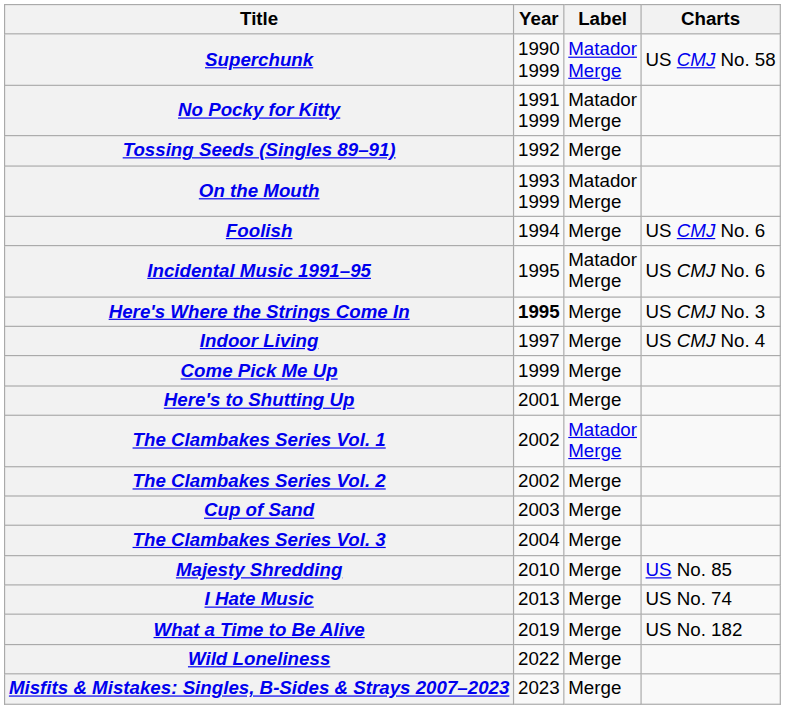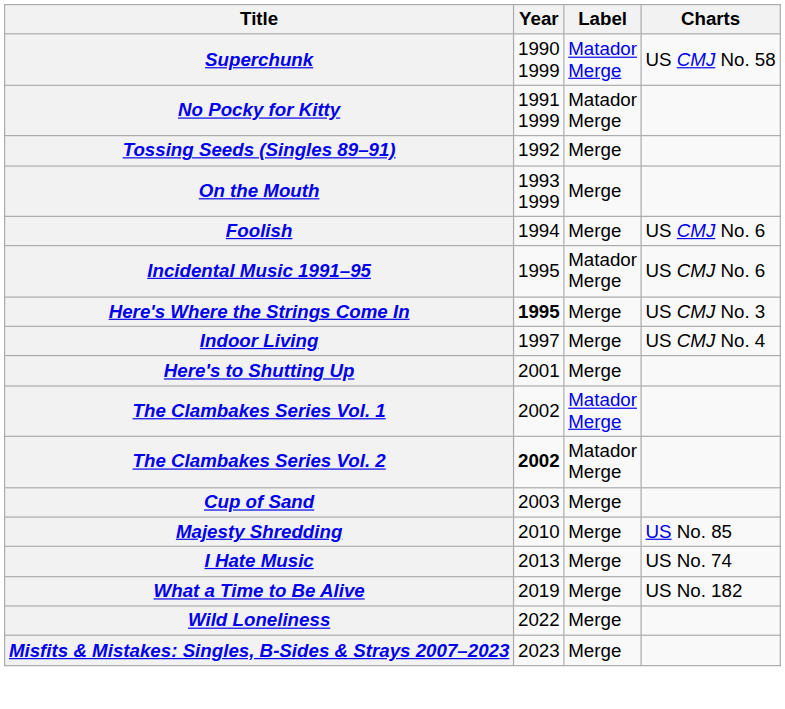(603, 190) Matador Merge -> (595, 190) Merge
- row: (259, 370)
(539, 480) normal -> (539, 461) bold
(595, 480) Merge -> (603, 461) Matador Merge
- row: (259, 540)
